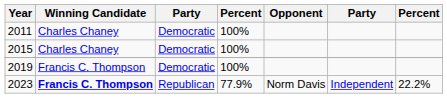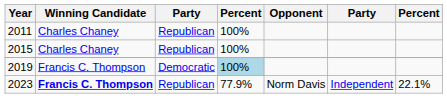(187, 31) Democratic -> (186, 31) Republican
(187, 49) Democratic -> (186, 49) Republican
(235, 67) no background -> (235, 67) lightblue background
(414, 84) 22.2% -> (414, 84) 22.1%
